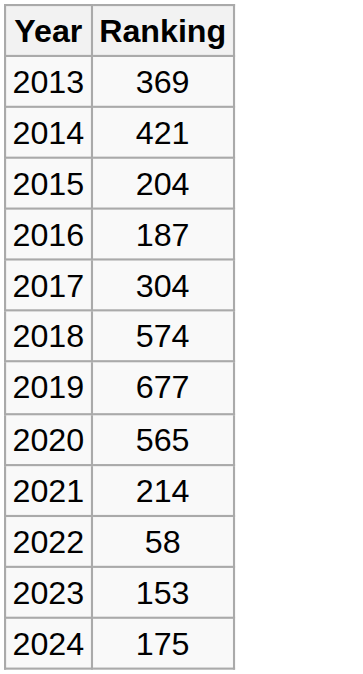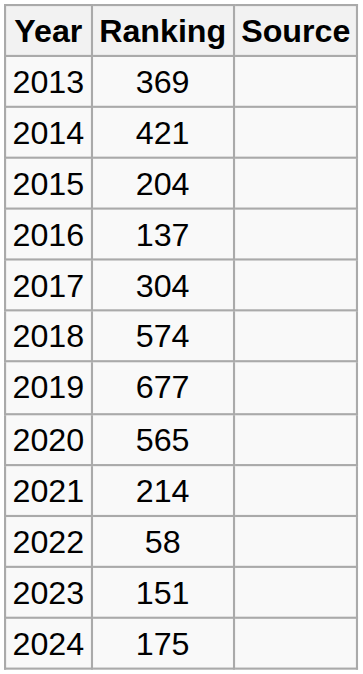+ column: (296, 31)
(163, 235) 187 -> (163, 235) 137
(163, 592) 153 -> (163, 592) 151
